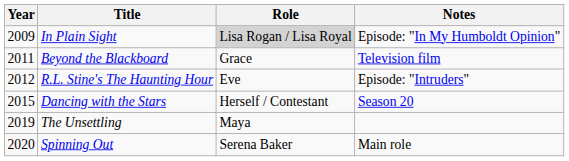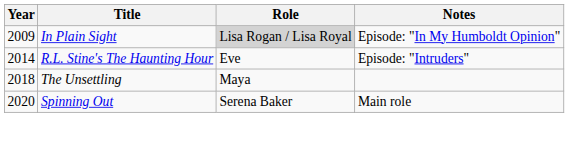- row: (105, 58)
(21, 79) 2012 -> (21, 58) 2014
- row: (104, 101)
(21, 123) 2019 -> (21, 79) 2018
